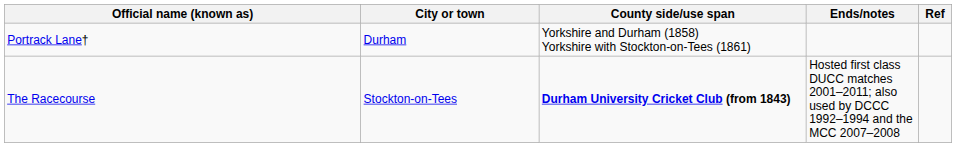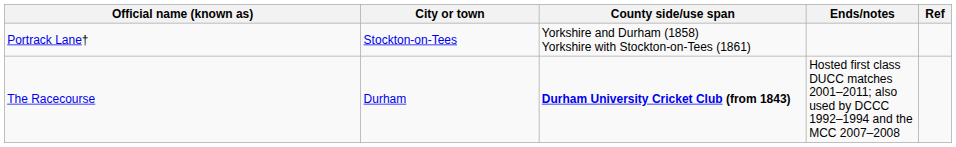(385, 39) Durham -> (410, 39) Stockton-on-Tees
(410, 99) Stockton-on-Tees -> (385, 99) Durham
